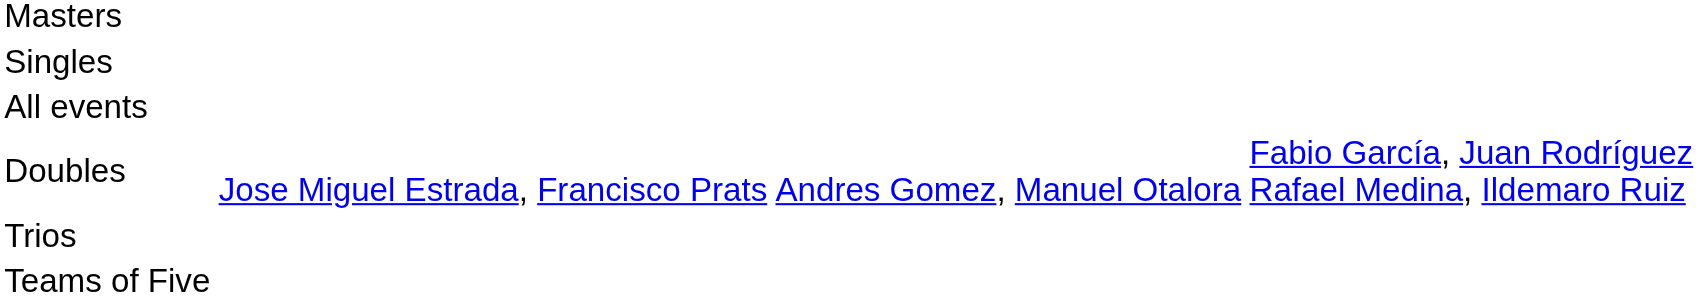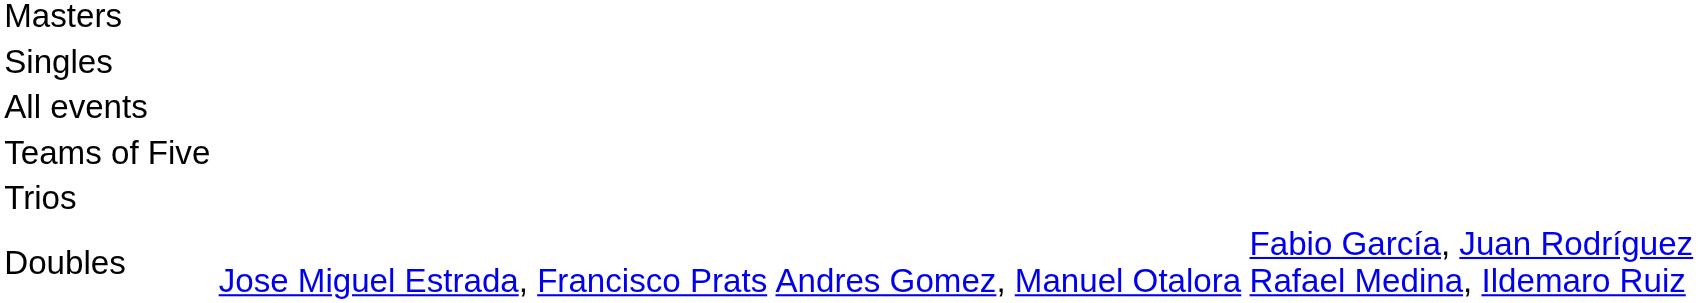rows swapped: (65, 171) <-> (107, 281)
